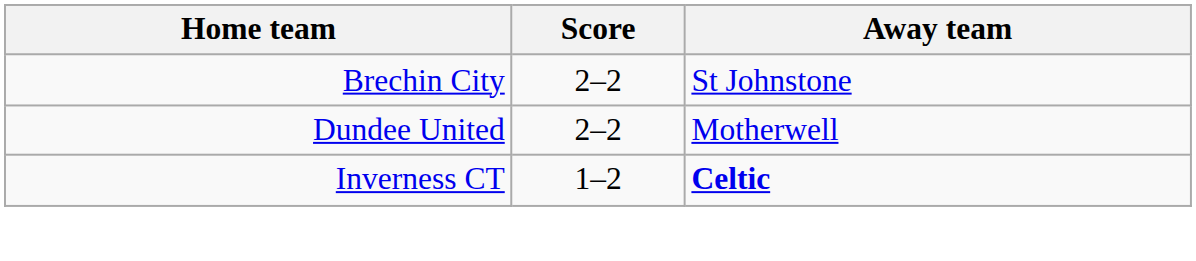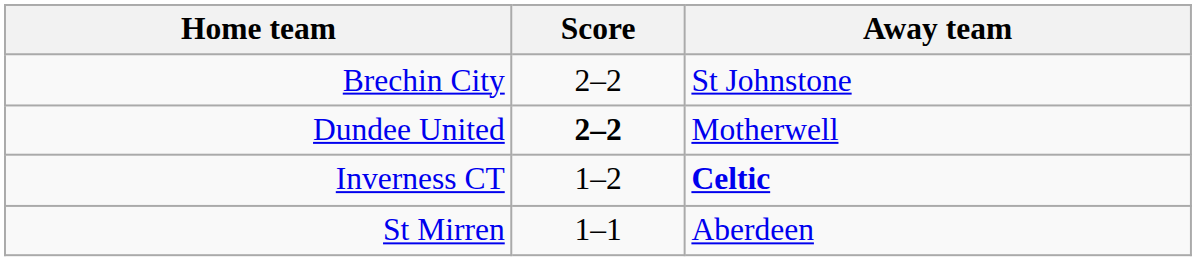(598, 129) normal -> (598, 129) bold
+ row: (444, 229)
